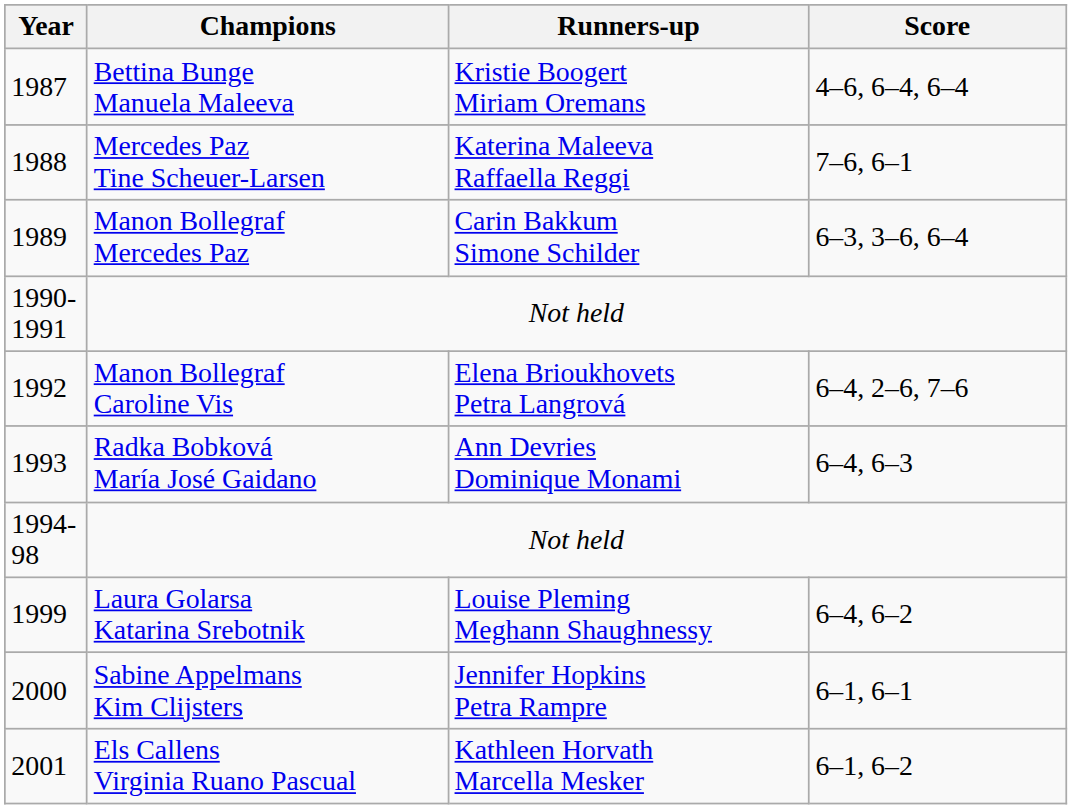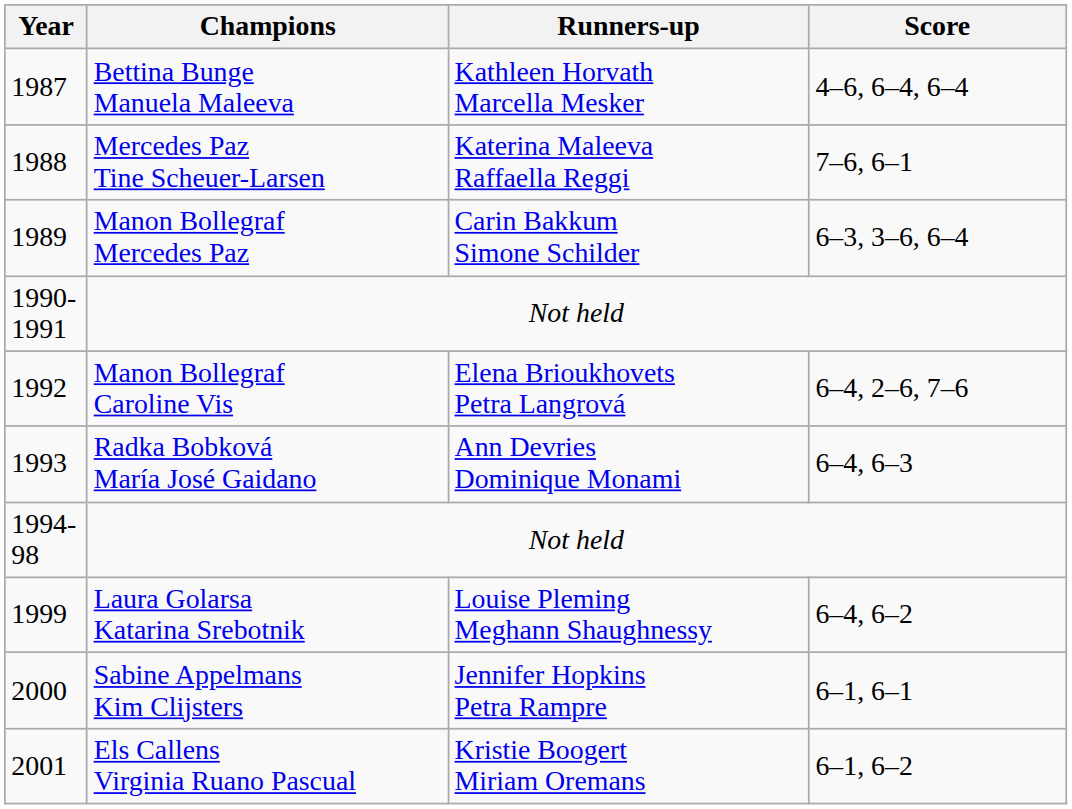(550, 86) Kristie Boogert Miriam Oremans -> (554, 86) Kathleen Horvath Marcella Mesker
(554, 765) Kathleen Horvath Marcella Mesker -> (550, 765) Kristie Boogert Miriam Oremans
